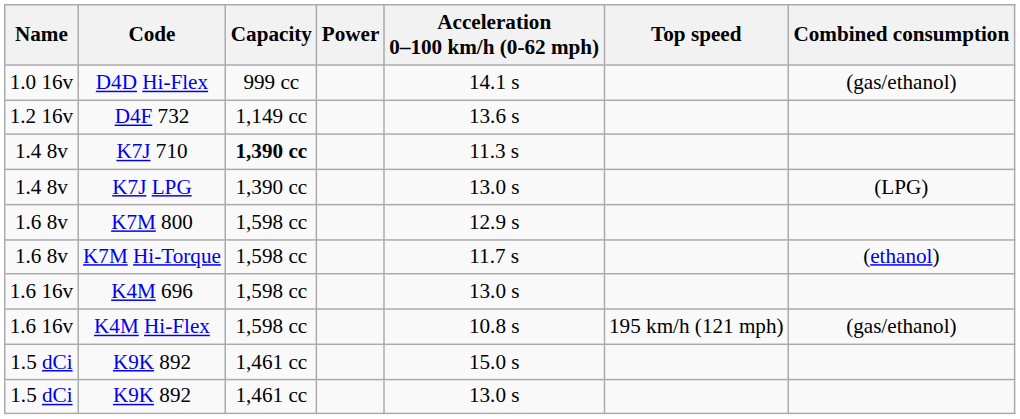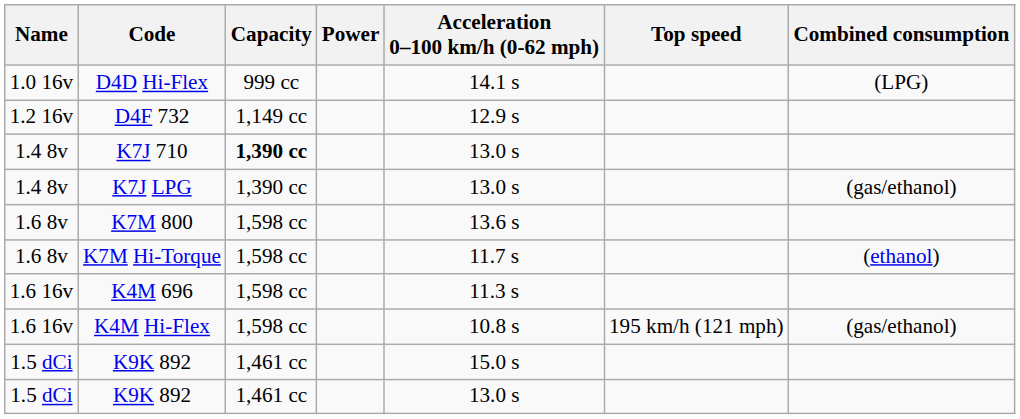(901, 82) (gas/ethanol) -> (901, 82) (LPG)
(494, 117) 13.6 s -> (494, 117) 12.9 s
(494, 152) 11.3 s -> (494, 152) 13.0 s
(901, 186) (LPG) -> (901, 186) (gas/ethanol)
(494, 221) 12.9 s -> (494, 221) 13.6 s
(494, 291) 13.0 s -> (494, 291) 11.3 s
